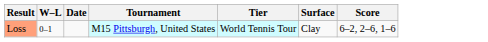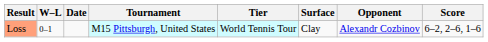+ column: (380, 12)
